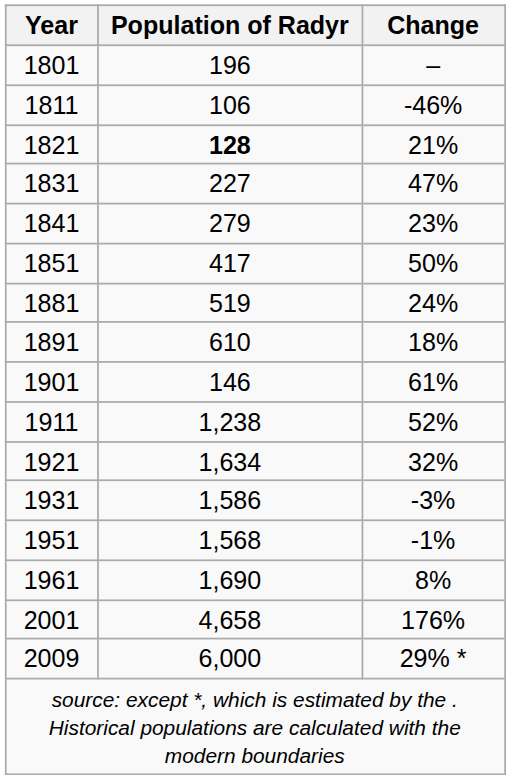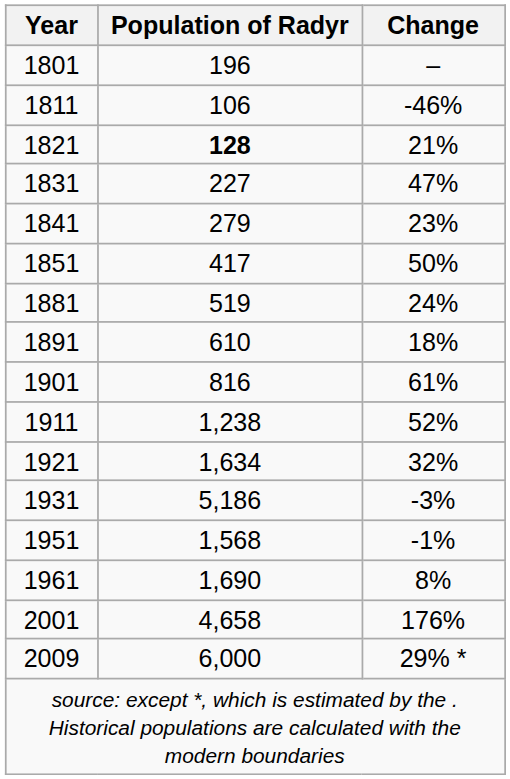(230, 382) 146 -> (230, 382) 816
(230, 501) 1,586 -> (230, 501) 5,186
